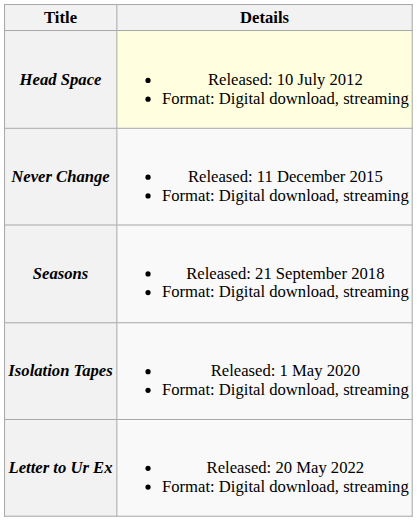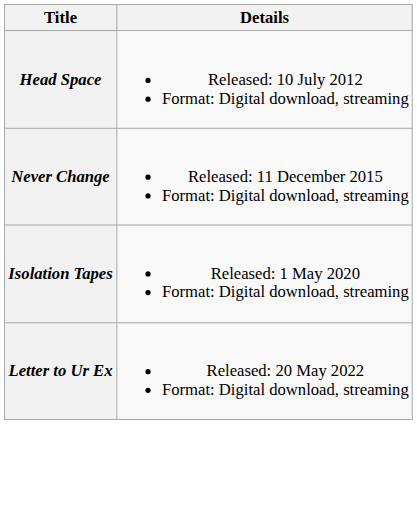(265, 89) lightyellow background -> (265, 89) no background
- row: (61, 273)
